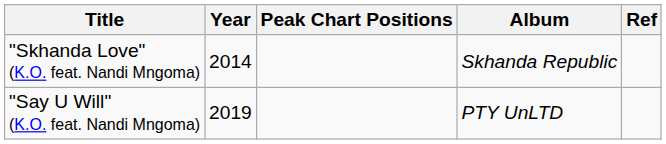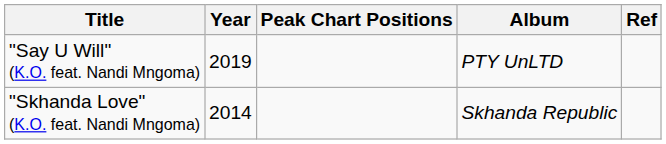rows swapped: (105, 60) <-> (105, 113)
